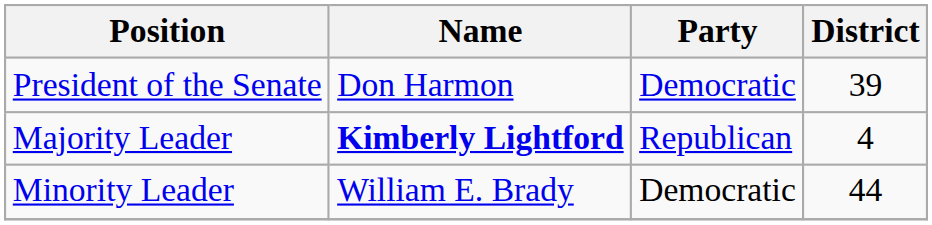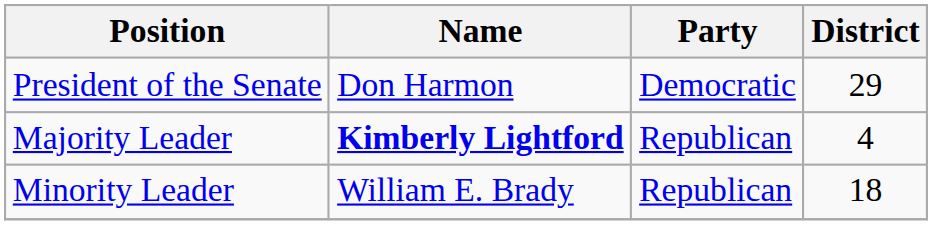(865, 84) 39 -> (865, 84) 29
(718, 191) Democratic -> (716, 191) Republican
(865, 191) 44 -> (865, 191) 18
